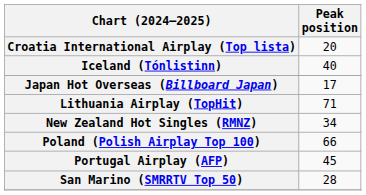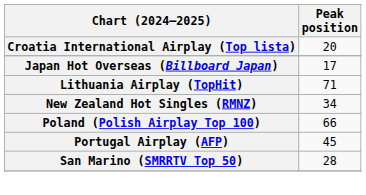- row: (152, 66)
